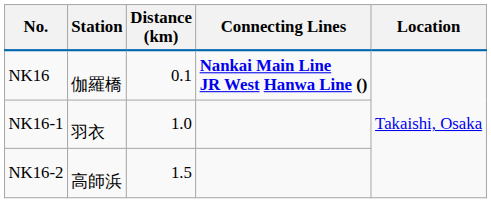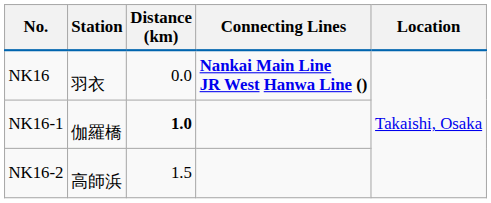(96, 84) 伽羅橋 -> (88, 84) 羽衣
(181, 75) 0.1 -> (181, 75) 0.0
(88, 133) 羽衣 -> (96, 133) 伽羅橋
(181, 124) normal -> (181, 124) bold
